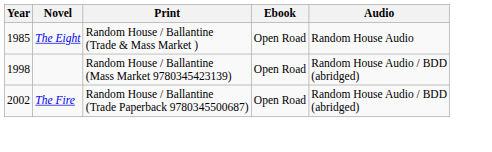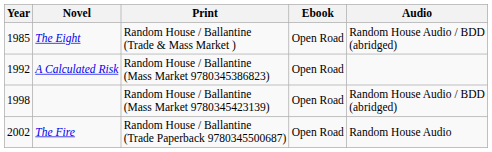(363, 38) Random House Audio -> (417, 38) Random House Audio / BDD (abridged)
+ row: (77, 69)
(379, 100) Random House Audio / BDD (abridged) -> (400, 132) Random House Audio
